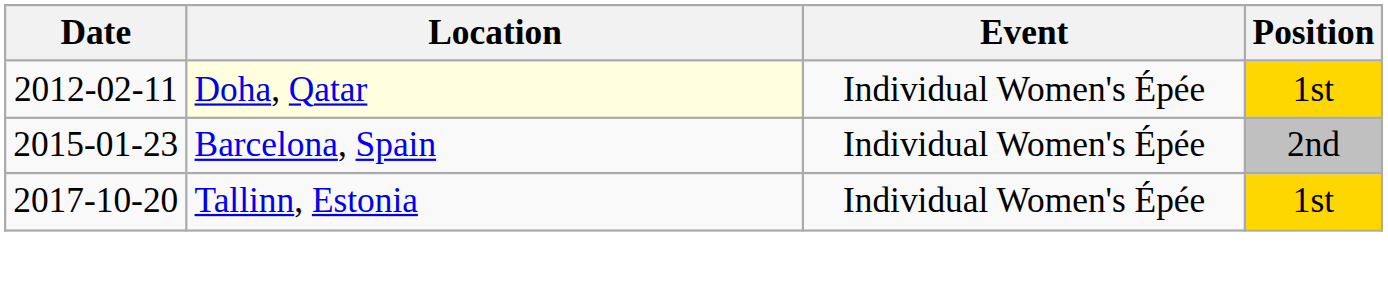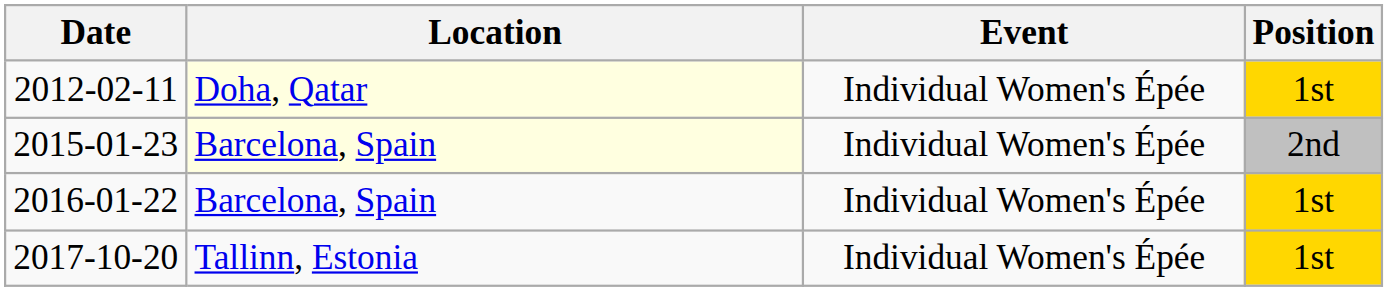(315, 144) no background -> (315, 144) lightyellow background
+ row: (96, 200)
